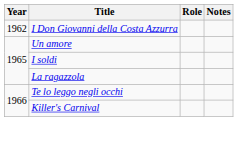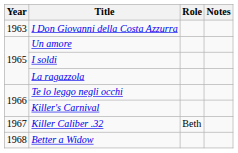(17, 28) 1962 -> (17, 28) 1963
+ row: (67, 124)
+ row: (63, 140)
